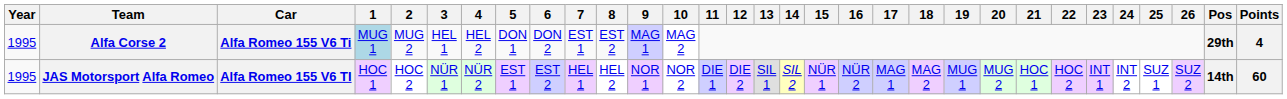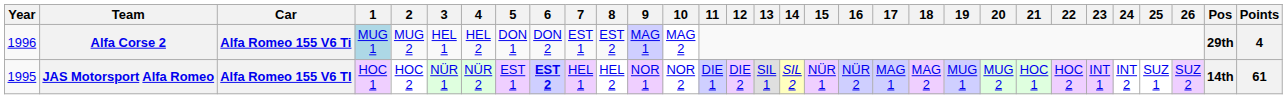(22, 42) 1995 -> (22, 42) 1996
(548, 76) normal -> (548, 76) bold
(1259, 76) 60 -> (1259, 76) 61
